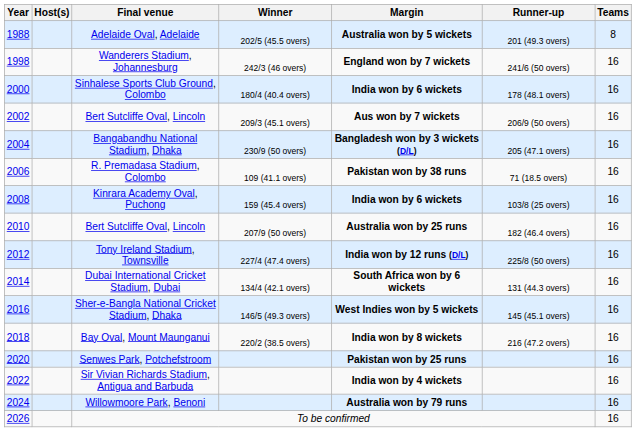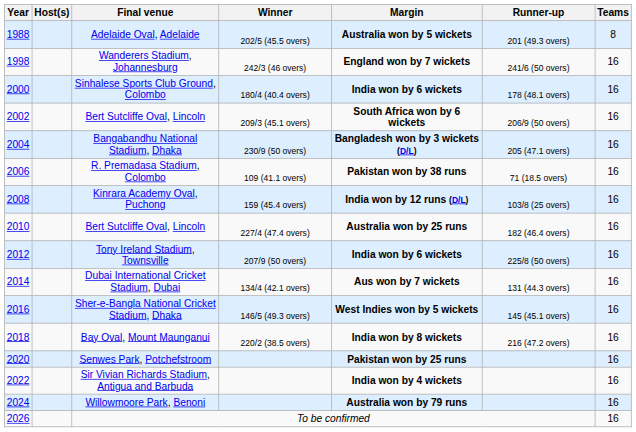(407, 117) Aus won by 7 wickets -> (407, 117) South Africa won by 6 wickets
(407, 200) India won by 6 wickets -> (407, 200) India won by 12 runs (D/L)
(275, 234) 207/9 (50 overs) -> (275, 234) 227/4 (47.4 overs)
(275, 261) 227/4 (47.4 overs) -> (275, 261) 207/9 (50 overs)
(407, 255) India won by 12 runs (D/L) -> (407, 255) India won by 6 wickets
(407, 282) South Africa won by 6 wickets -> (407, 282) Aus won by 7 wickets
